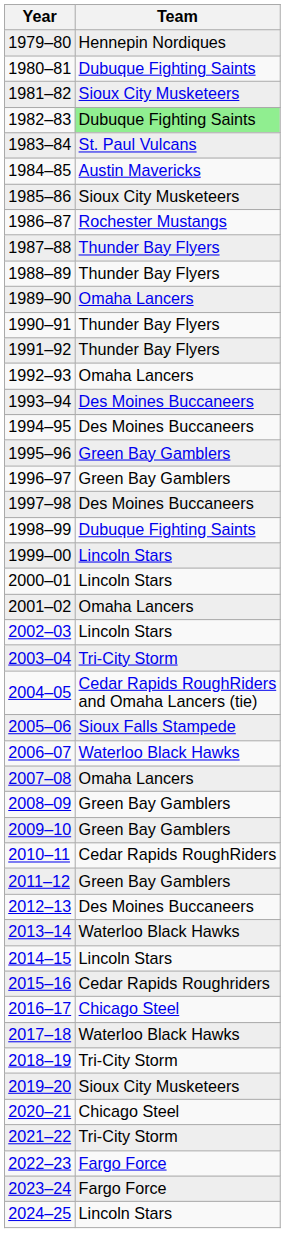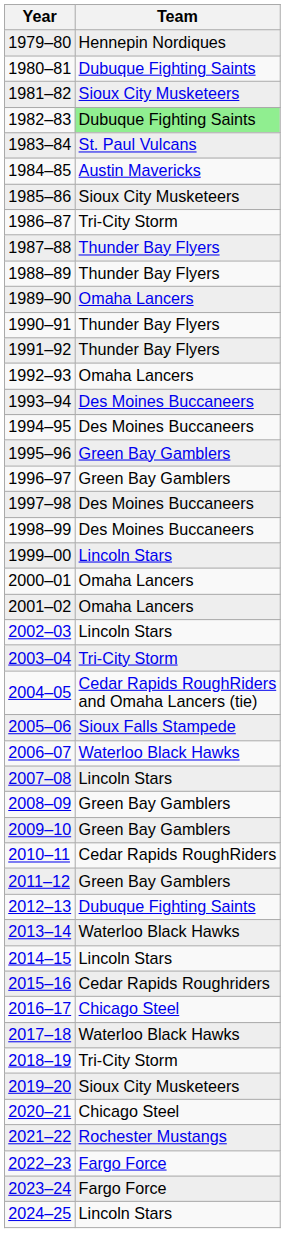(153, 222) Rochester Mustangs -> (128, 222) Tri-City Storm
(167, 529) Dubuque Fighting Saints -> (166, 529) Des Moines Buccaneers
(125, 581) Lincoln Stars -> (136, 581) Omaha Lancers
(136, 778) Omaha Lancers -> (125, 778) Lincoln Stars
(166, 906) Des Moines Buccaneers -> (167, 906) Dubuque Fighting Saints
(128, 1137) Tri-City Storm -> (153, 1137) Rochester Mustangs
